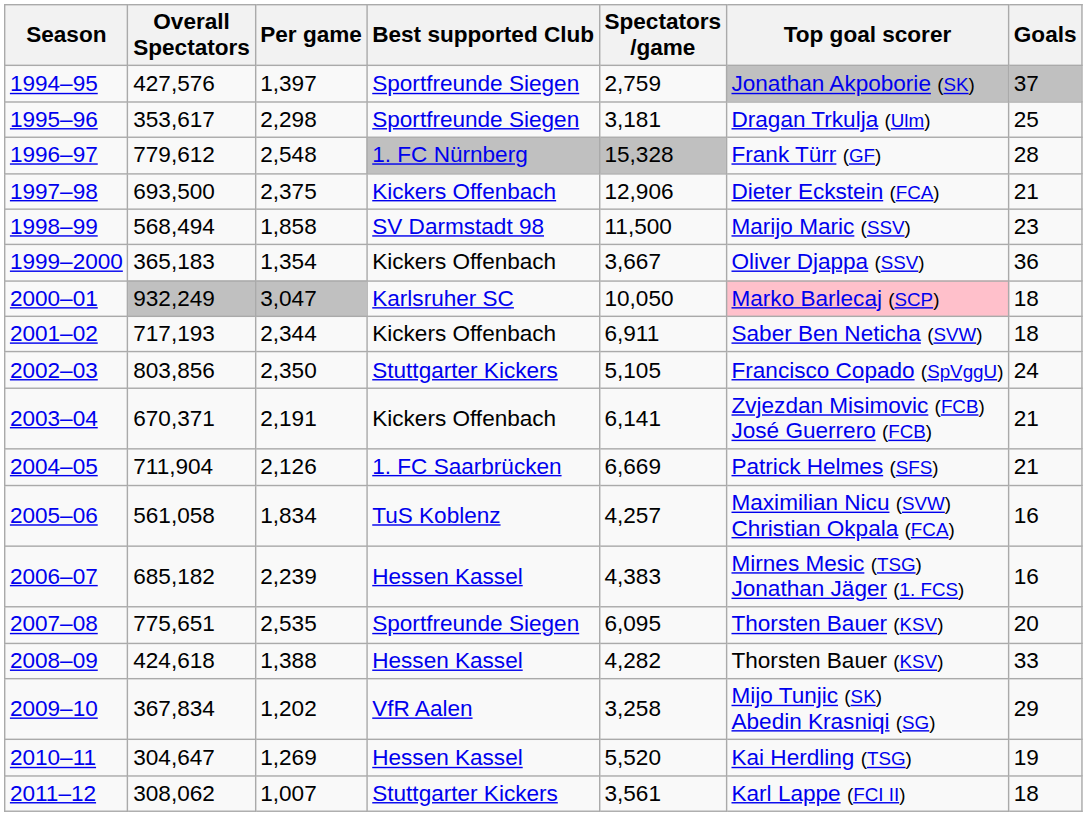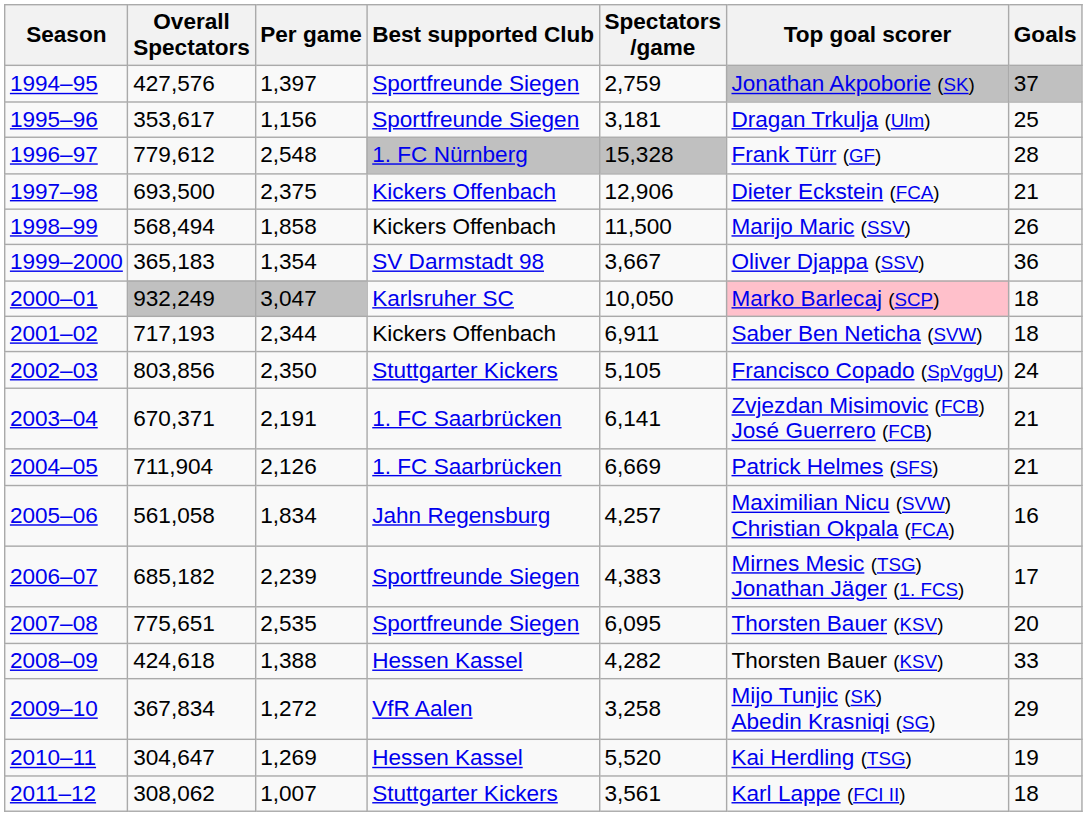(288, 119) 2,298 -> (288, 119) 1,156
(458, 226) SV Darmstadt 98 -> (464, 226) Kickers Offenbach
(1026, 226) 23 -> (1026, 226) 26
(464, 262) Kickers Offenbach -> (458, 262) SV Darmstadt 98
(464, 418) Kickers Offenbach -> (467, 418) 1. FC Saarbrücken
(436, 515) TuS Koblenz -> (461, 515) Jahn Regensburg
(447, 576) Hessen Kassel -> (476, 576) Sportfreunde Siegen
(1026, 576) 16 -> (1026, 576) 17
(288, 709) 1,202 -> (288, 709) 1,272
